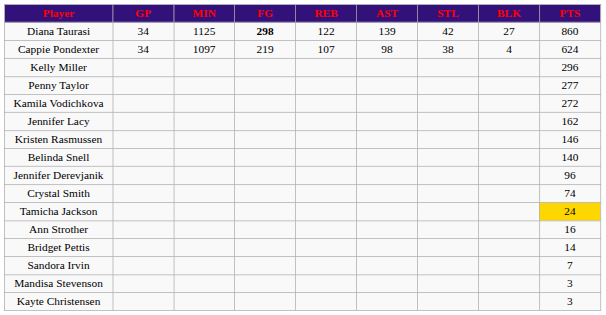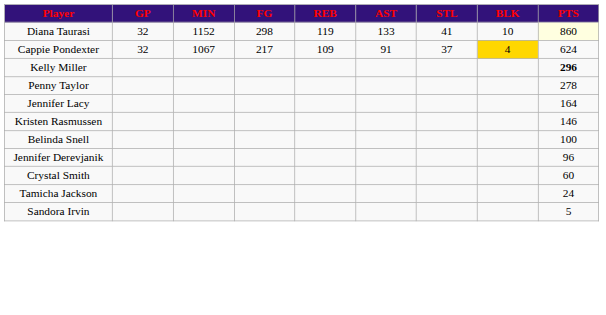(143, 31) 34 -> (143, 31) 32
(204, 31) 1125 -> (204, 31) 1152
(265, 31) bold -> (264, 31) normal
(326, 31) 122 -> (325, 31) 119
(387, 31) 139 -> (386, 31) 133
(448, 31) 42 -> (447, 31) 41
(509, 31) 27 -> (508, 31) 10
(570, 31) no background -> (568, 31) lightyellow background
(143, 49) 34 -> (143, 49) 32
(204, 49) 1097 -> (204, 49) 1067
(265, 49) 219 -> (264, 49) 217
(326, 49) 107 -> (325, 49) 109
(387, 49) 98 -> (386, 49) 91
(448, 49) 38 -> (447, 49) 37
(509, 49) no background -> (508, 49) gold background
(570, 67) normal -> (568, 67) bold
(570, 85) 277 -> (568, 85) 278
- row: (59, 103)
(570, 121) 162 -> (568, 103) 164
(570, 157) 140 -> (568, 139) 100
(570, 193) 74 -> (568, 175) 60
(570, 211) gold background -> (568, 193) no background
- row: (59, 229)
- row: (59, 247)
(570, 265) 7 -> (568, 211) 5
- row: (59, 283)
- row: (59, 301)
